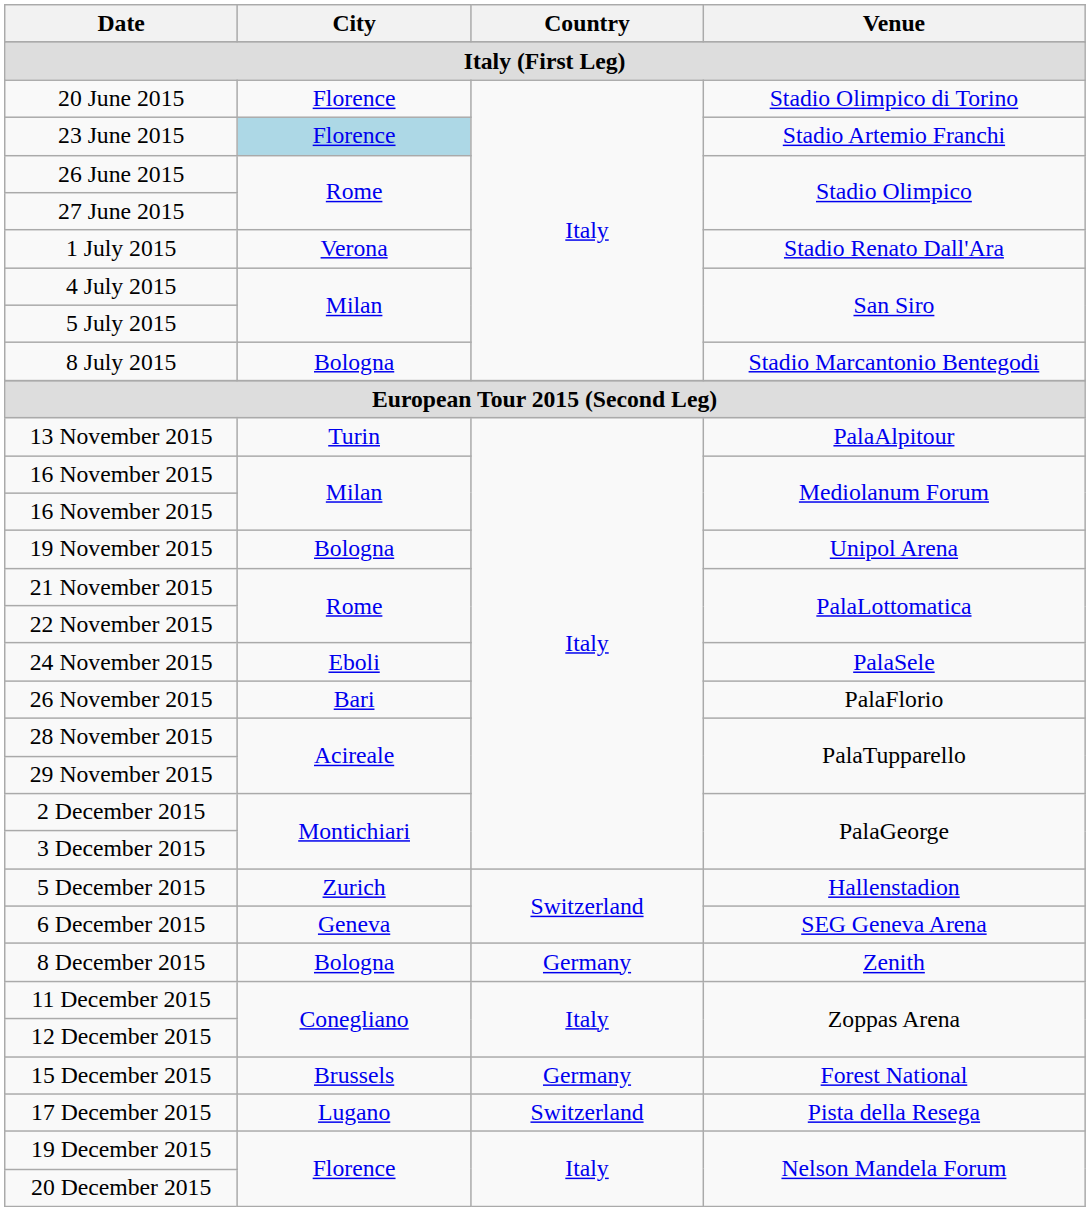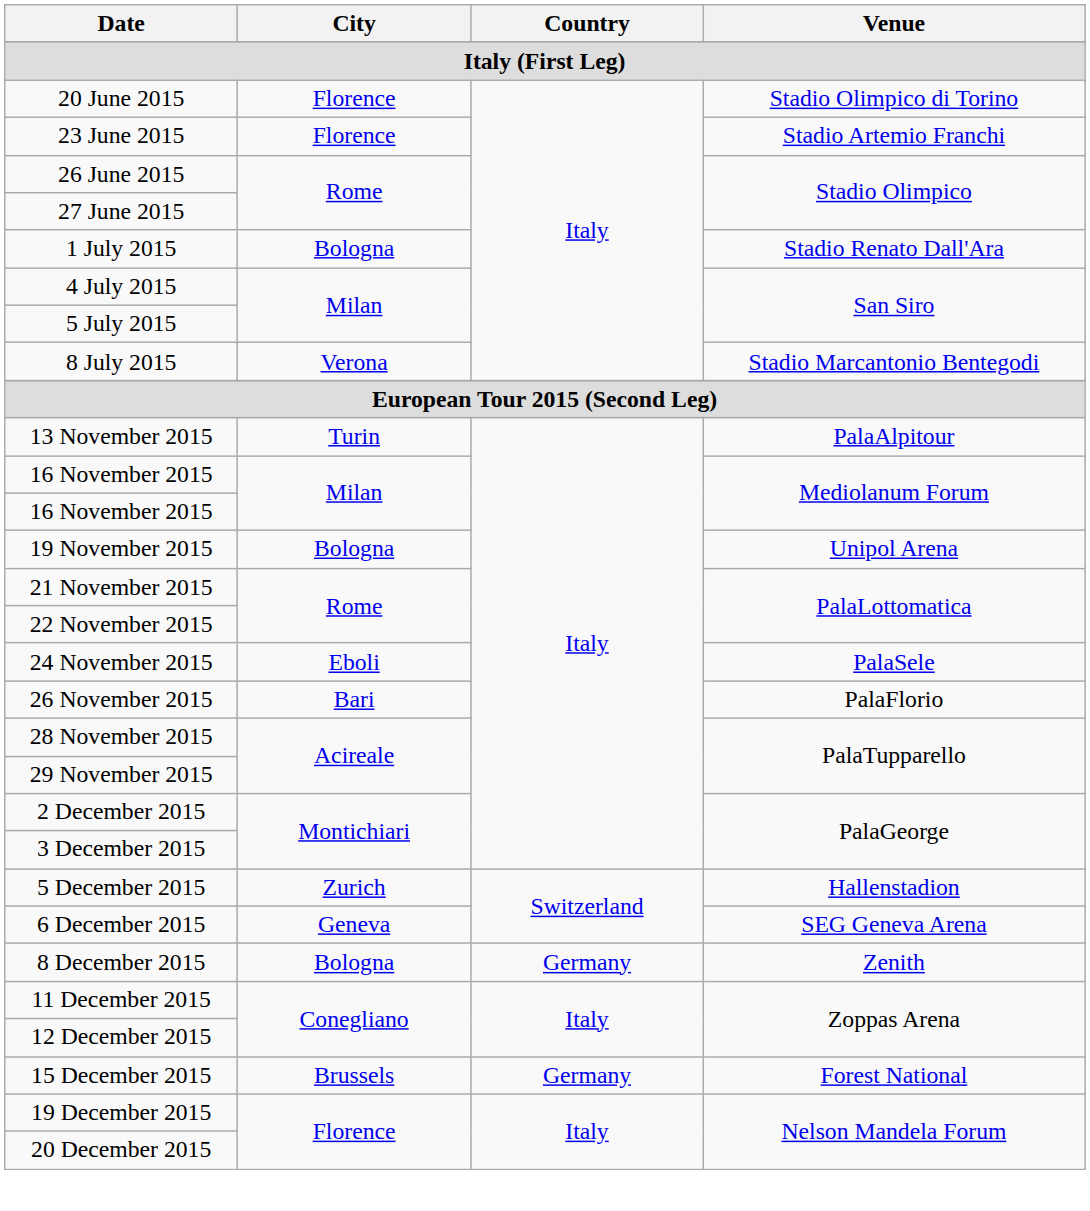(354, 135) lightblue background -> (354, 135) no background
(354, 248) Verona -> (354, 248) Bologna
(354, 361) Bologna -> (354, 361) Verona
- row: (121, 1112)
